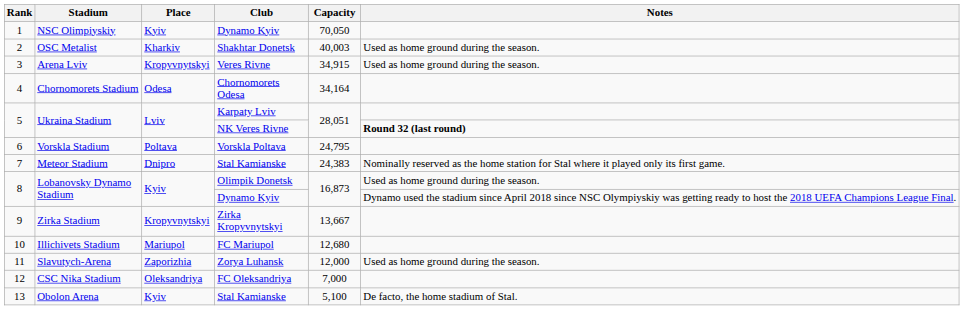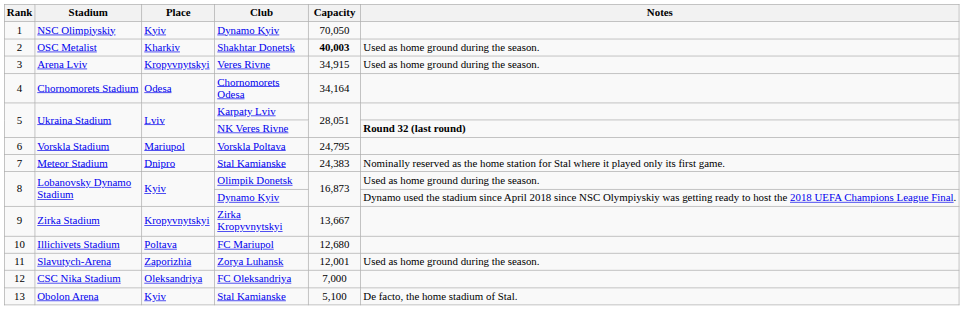(335, 47) normal -> (335, 47) bold
(161, 146) Poltava -> (165, 146) Mariupol
(165, 244) Mariupol -> (161, 244) Poltava
(335, 261) 12,000 -> (335, 261) 12,001
